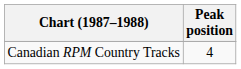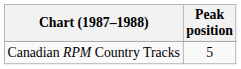(210, 52) 4 -> (210, 52) 5
